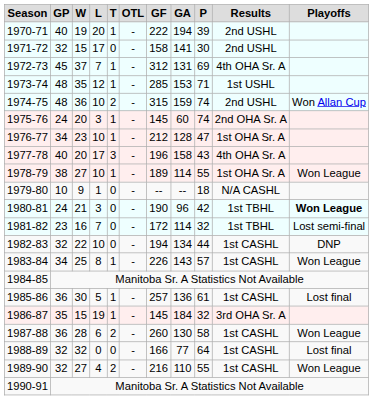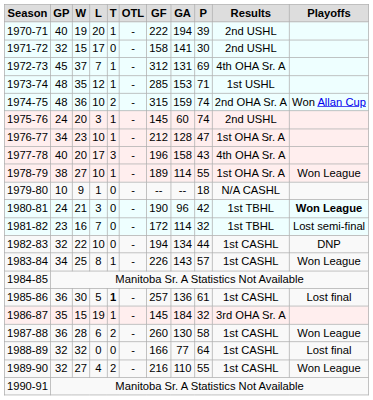(251, 102) 2nd USHL -> (251, 102) 2nd OHA Sr. A
(251, 119) 2nd OHA Sr. A -> (251, 119) 2nd USHL
(113, 297) normal -> (113, 297) bold
